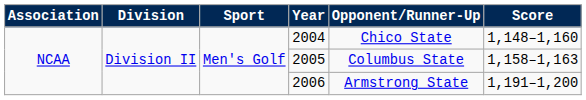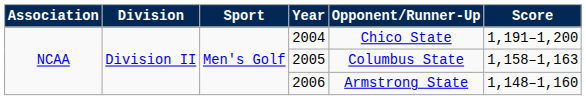(533, 38) 1,148–1,160 -> (533, 38) 1,191–1,200
(533, 83) 1,191–1,200 -> (533, 83) 1,148–1,160
